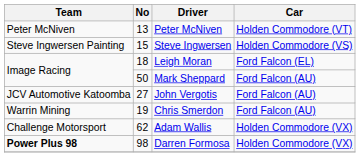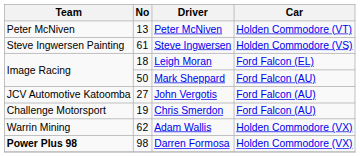(142, 46) 15 -> (142, 46) 61
(39, 111) Warrin Mining -> (56, 111) Challenge Motorsport
(56, 128) Challenge Motorsport -> (39, 128) Warrin Mining
